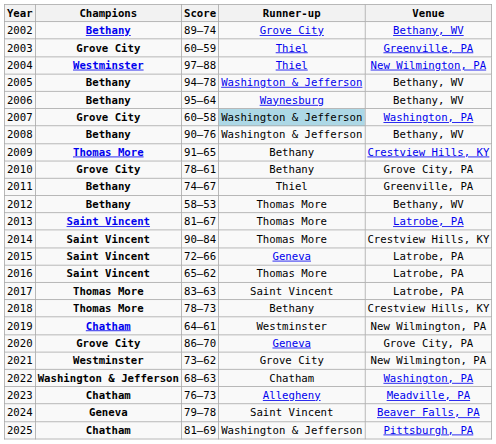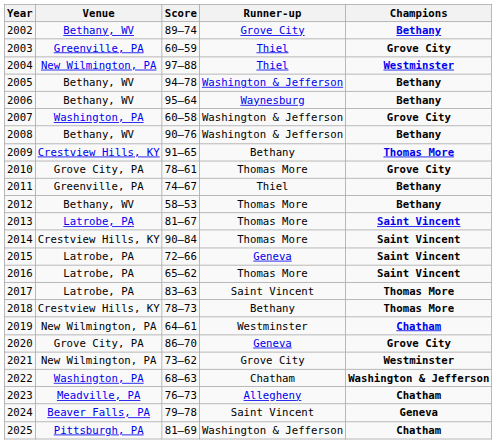columns swapped: (108, 13) <-> (428, 13)
(292, 117) lightblue background -> (272, 117) no background
(292, 169) Bethany -> (272, 169) Thomas More
